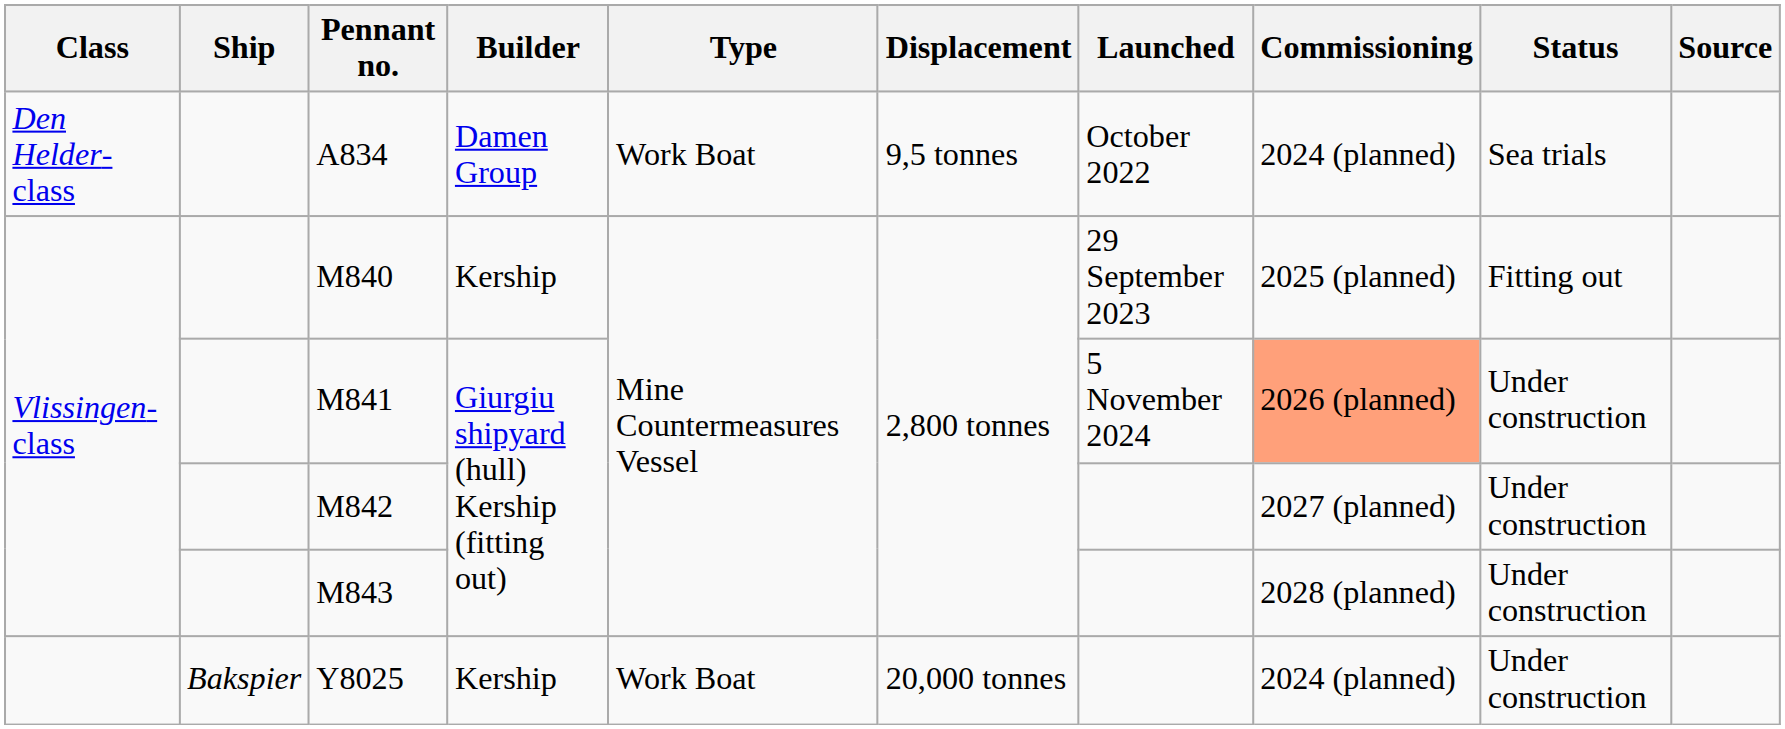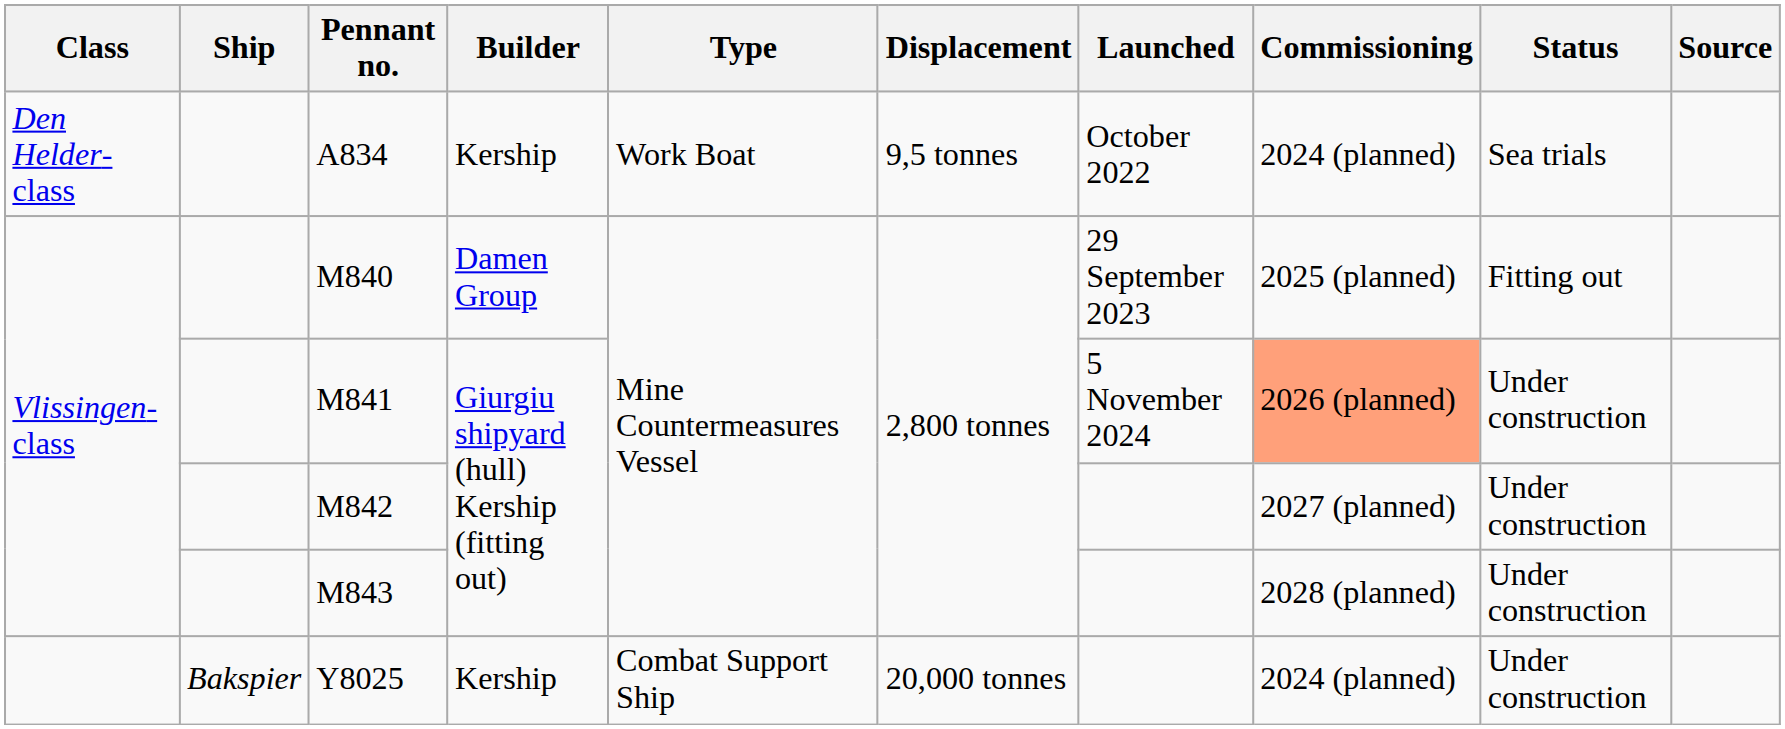(501, 153) Damen Group -> (506, 153) Kership
(506, 276) Kership -> (501, 276) Damen Group
(686, 679) Work Boat -> (722, 679) Combat Support Ship
